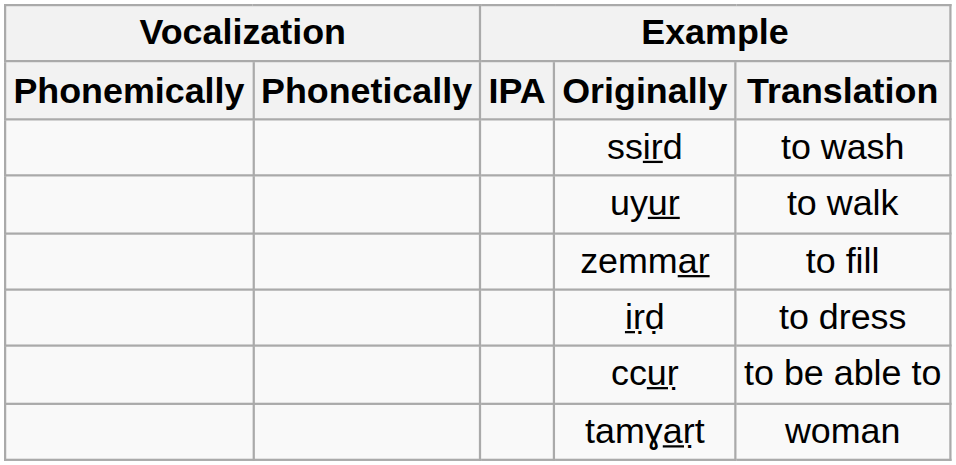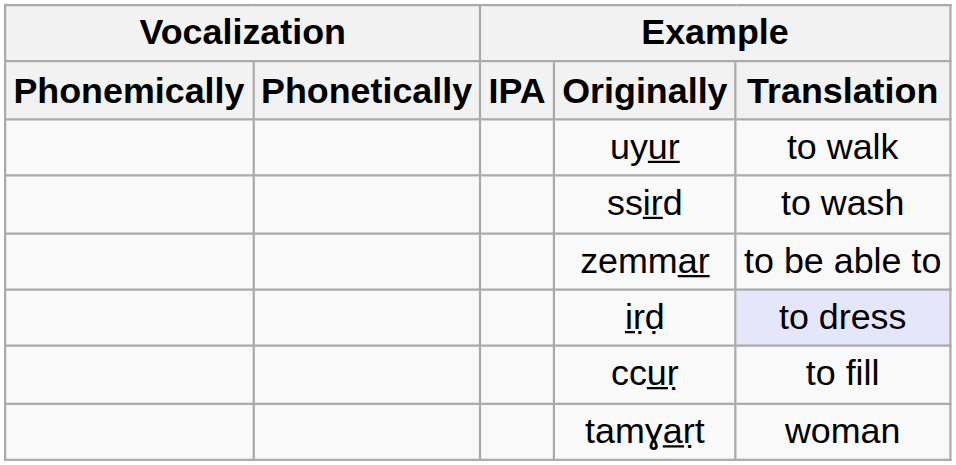rows swapped: (645, 146) <-> (645, 203)
(843, 260) to fill -> (843, 260) to be able to
(843, 317) no background -> (843, 317) lavender background
(843, 373) to be able to -> (843, 373) to fill
